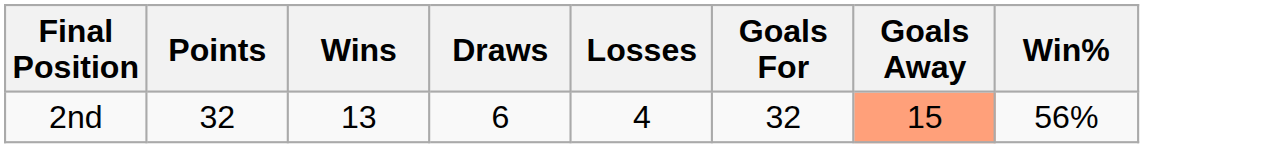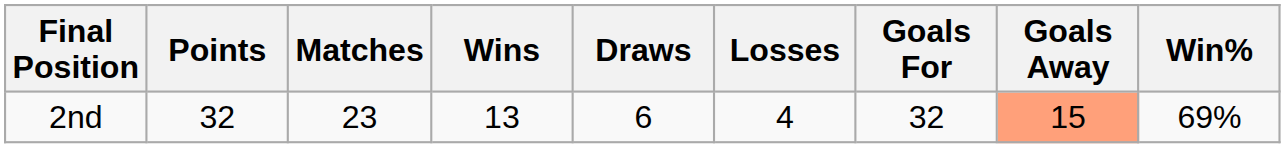+ column: (360, 49)
(1066, 117) 56% -> (1209, 117) 69%
